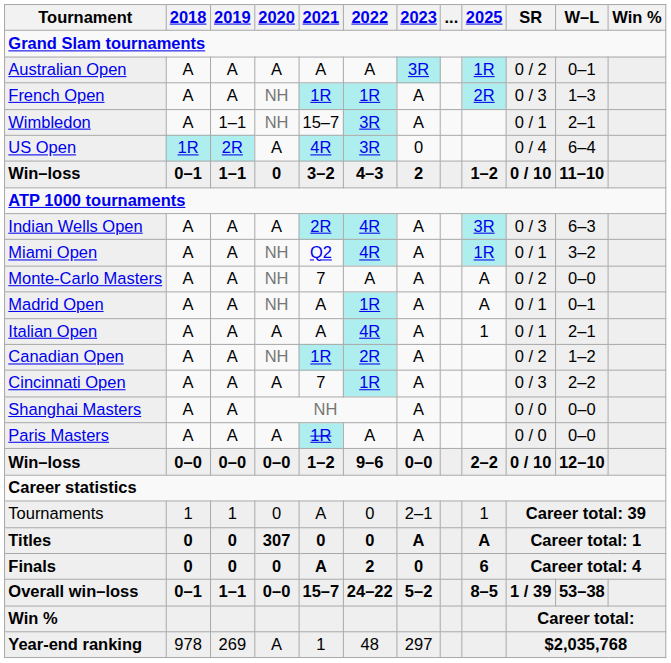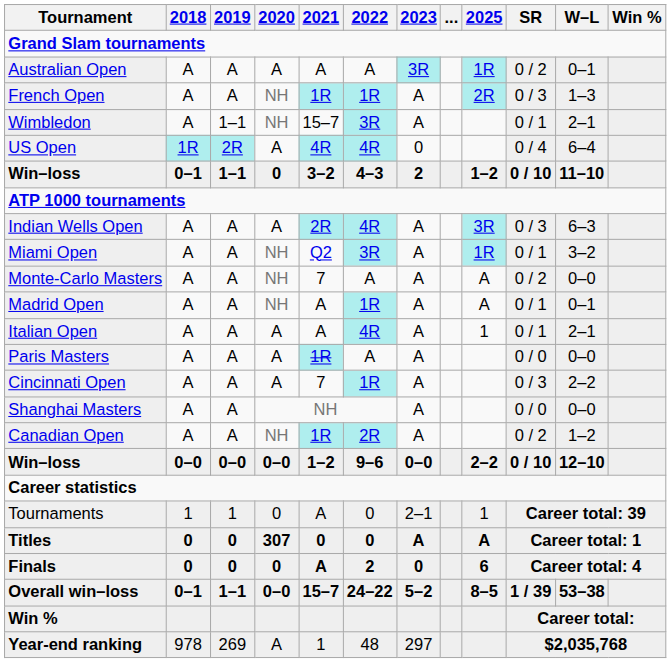(370, 148) 3R -> (370, 148) 4R
(370, 252) 4R -> (370, 252) 3R
rows swapped: (66, 357) <-> (59, 435)
